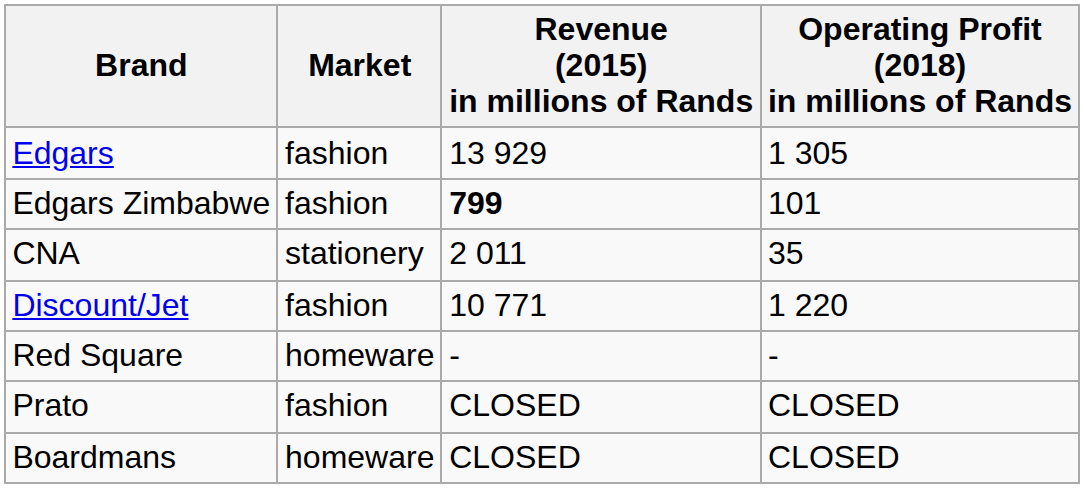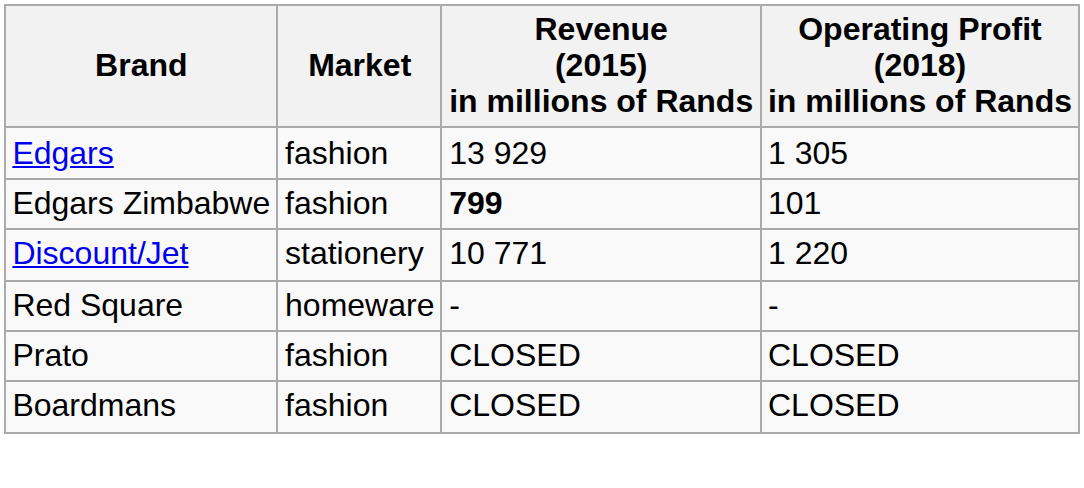- row: (46, 254)
(337, 304) fashion -> (354, 254) stationery
(360, 457) homeware -> (337, 406) fashion
